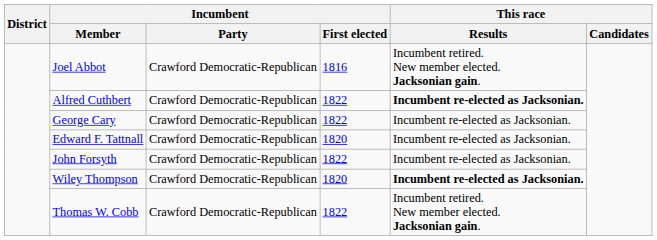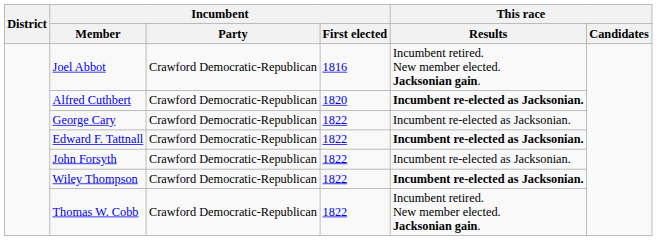(335, 100) 1822 -> (335, 100) 1820
(335, 139) 1820 -> (335, 139) 1822
(482, 139) normal -> (488, 139) bold
(335, 178) 1820 -> (335, 178) 1822
